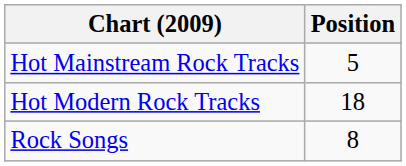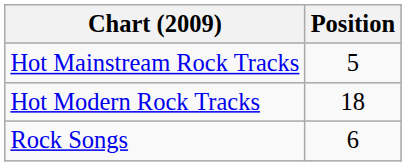(353, 140) 8 -> (353, 140) 6
